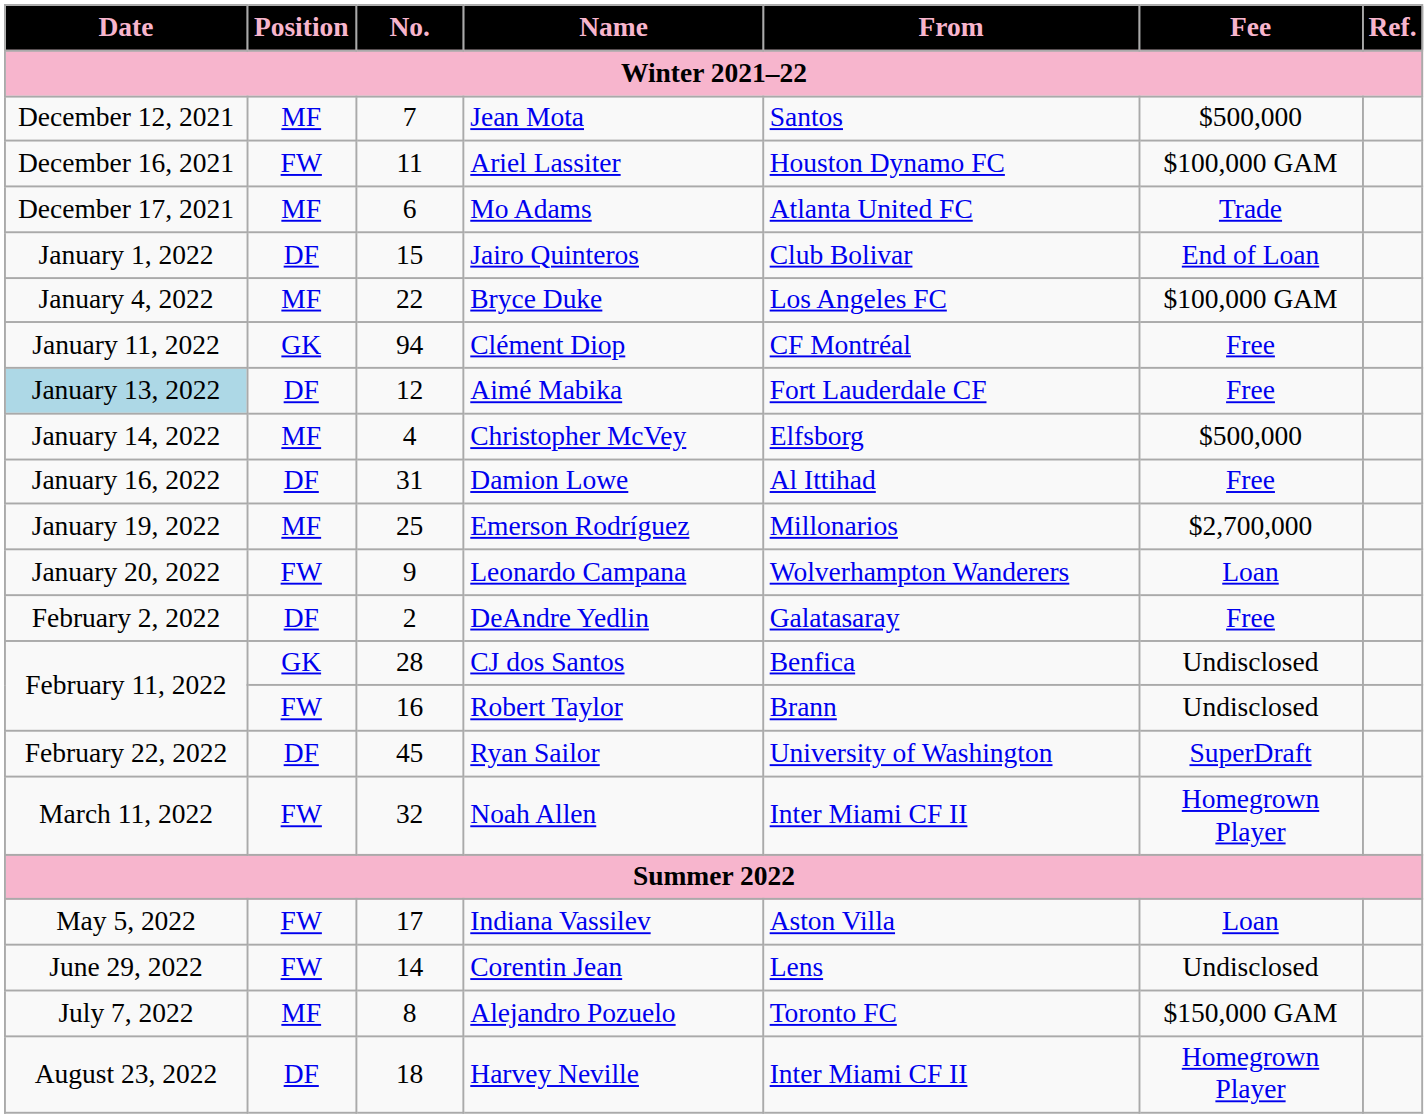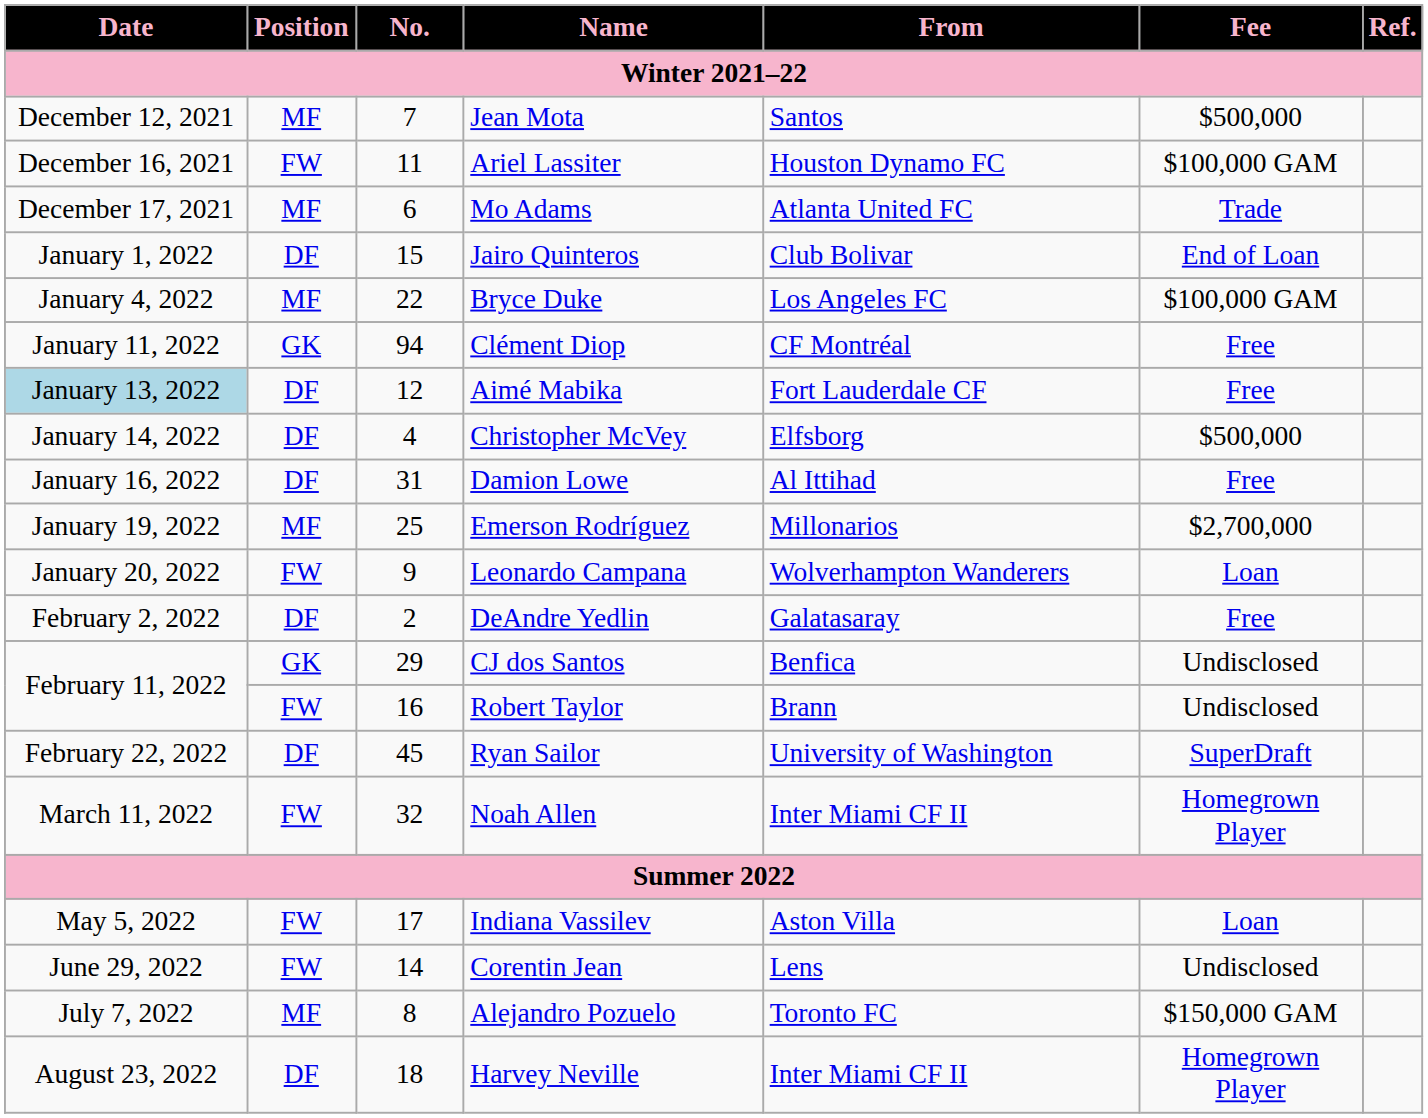(301, 435) MF -> (301, 435) DF
(410, 662) 28 -> (410, 662) 29
